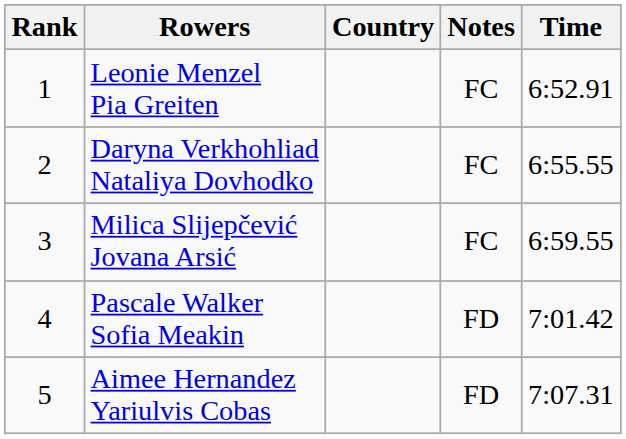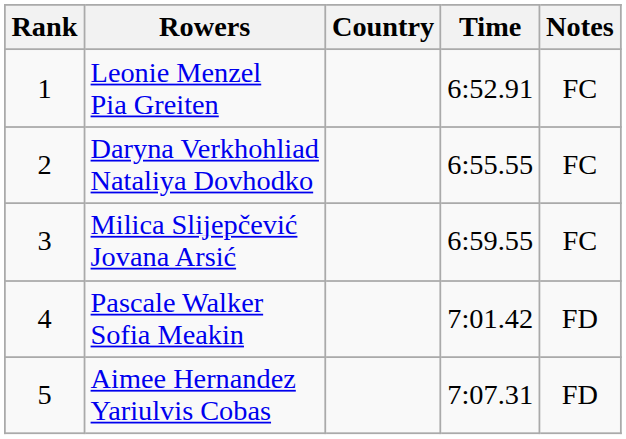columns swapped: (571, 26) <-> (481, 26)
